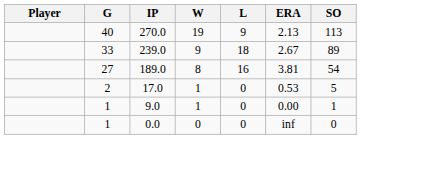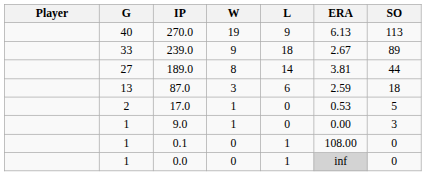(288, 32) 2.13 -> (341, 32) 6.13
(243, 69) 16 -> (287, 69) 14
(334, 69) 54 -> (394, 69) 44
+ row: (180, 87)
(334, 106) 1 -> (394, 124) 3
+ row: (180, 143)
(243, 124) 0 -> (287, 161) 1
(288, 124) no background -> (341, 161) lightgrey background
